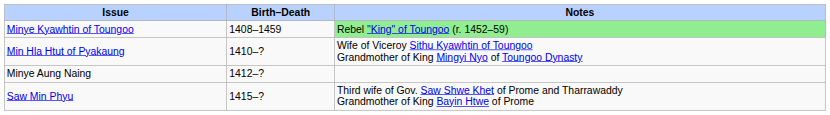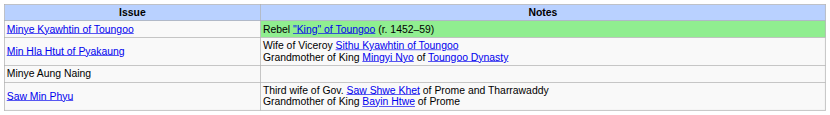- column: (281, 12)
